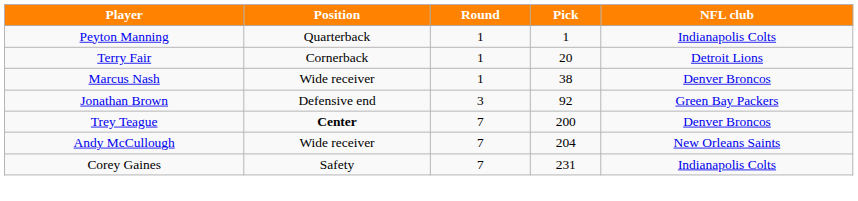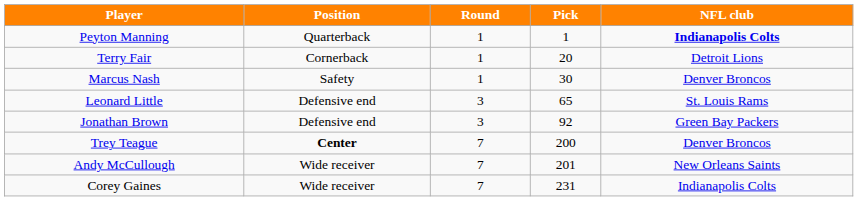(727, 36) normal -> (727, 36) bold
(337, 79) Wide receiver -> (337, 79) Safety
(566, 79) 38 -> (566, 79) 30
+ row: (124, 100)
(566, 143) 204 -> (566, 164) 201
(337, 164) Safety -> (337, 185) Wide receiver
